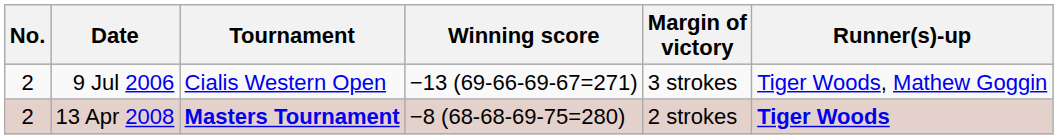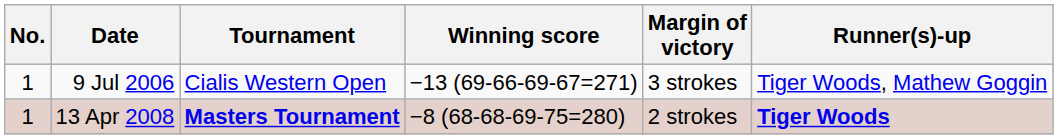(28, 82) 2 -> (28, 82) 1
(28, 117) 2 -> (28, 117) 1
